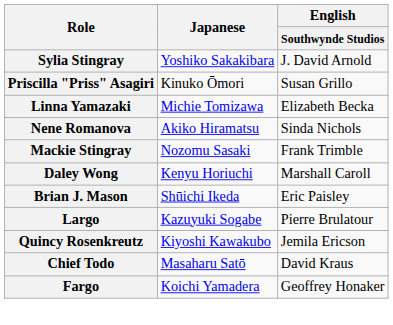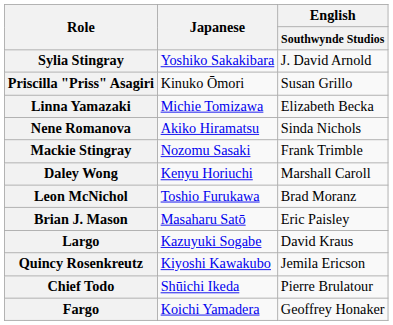+ row: (81, 196)
(200, 196) Shūichi Ikeda -> (203, 219) Masaharu Satō
(327, 219) Pierre Brulatour -> (317, 241) David Kraus
(203, 264) Masaharu Satō -> (200, 286) Shūichi Ikeda
(317, 264) David Kraus -> (327, 286) Pierre Brulatour
